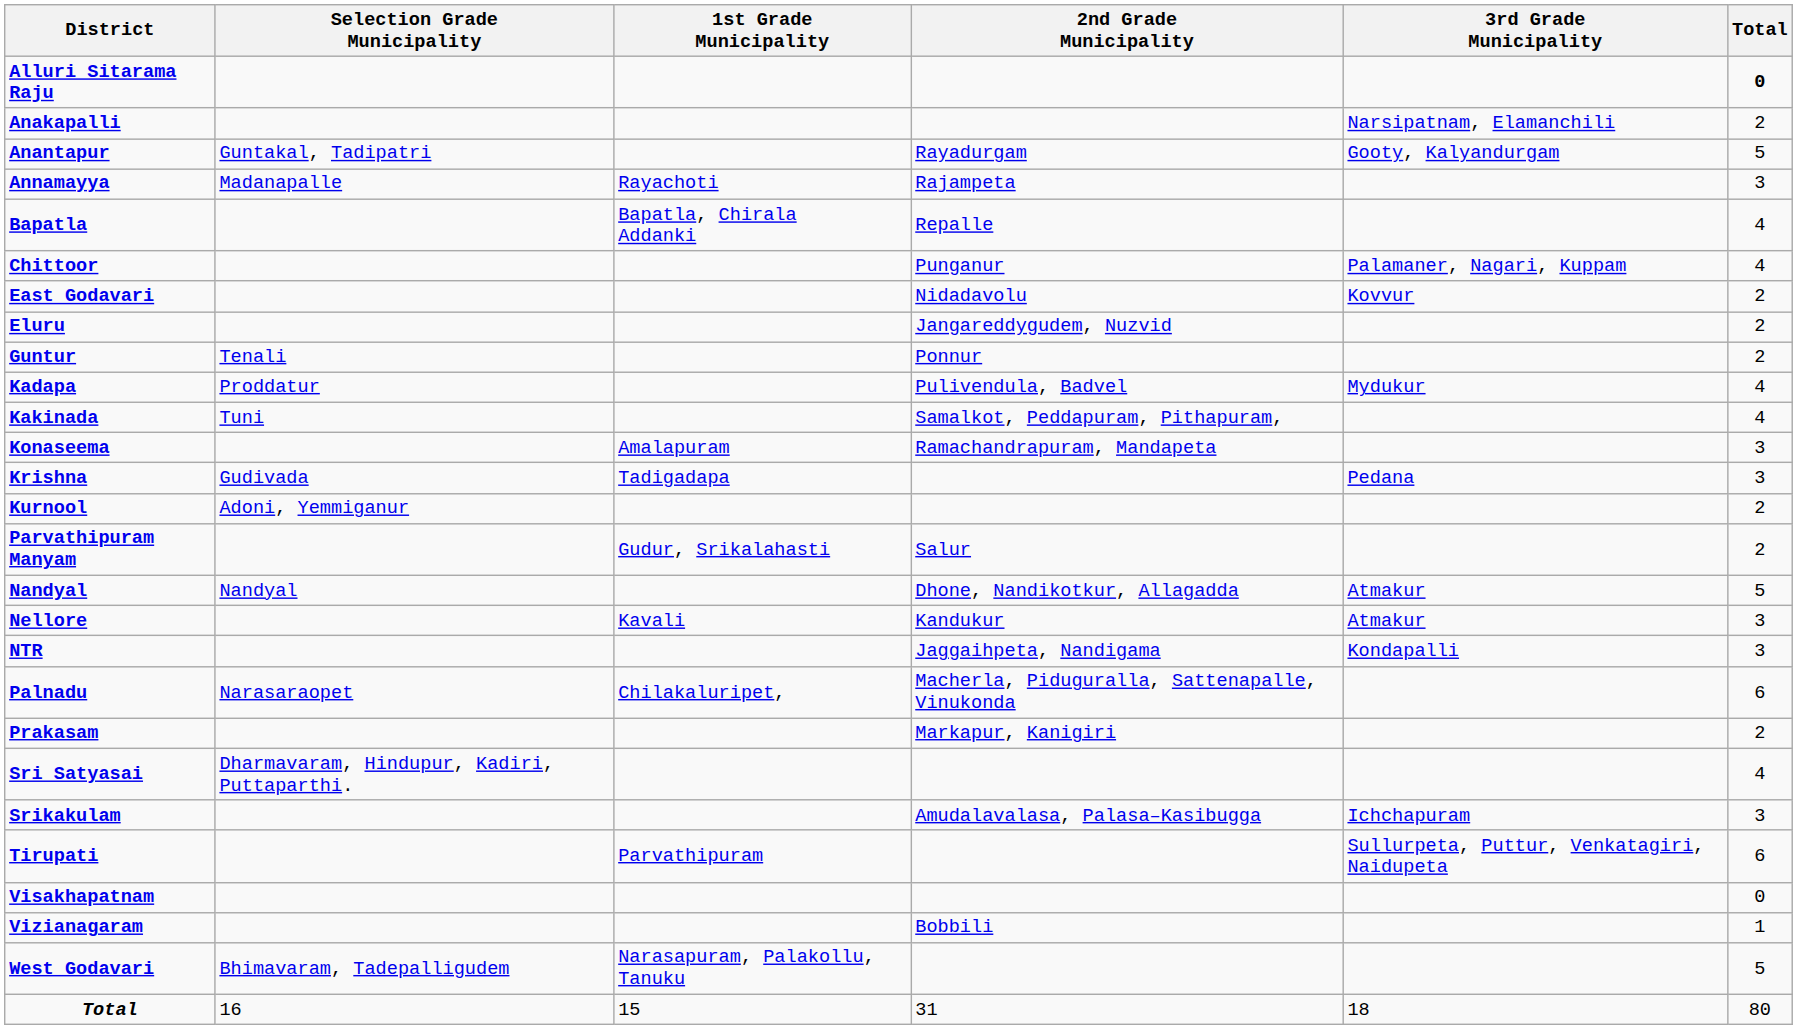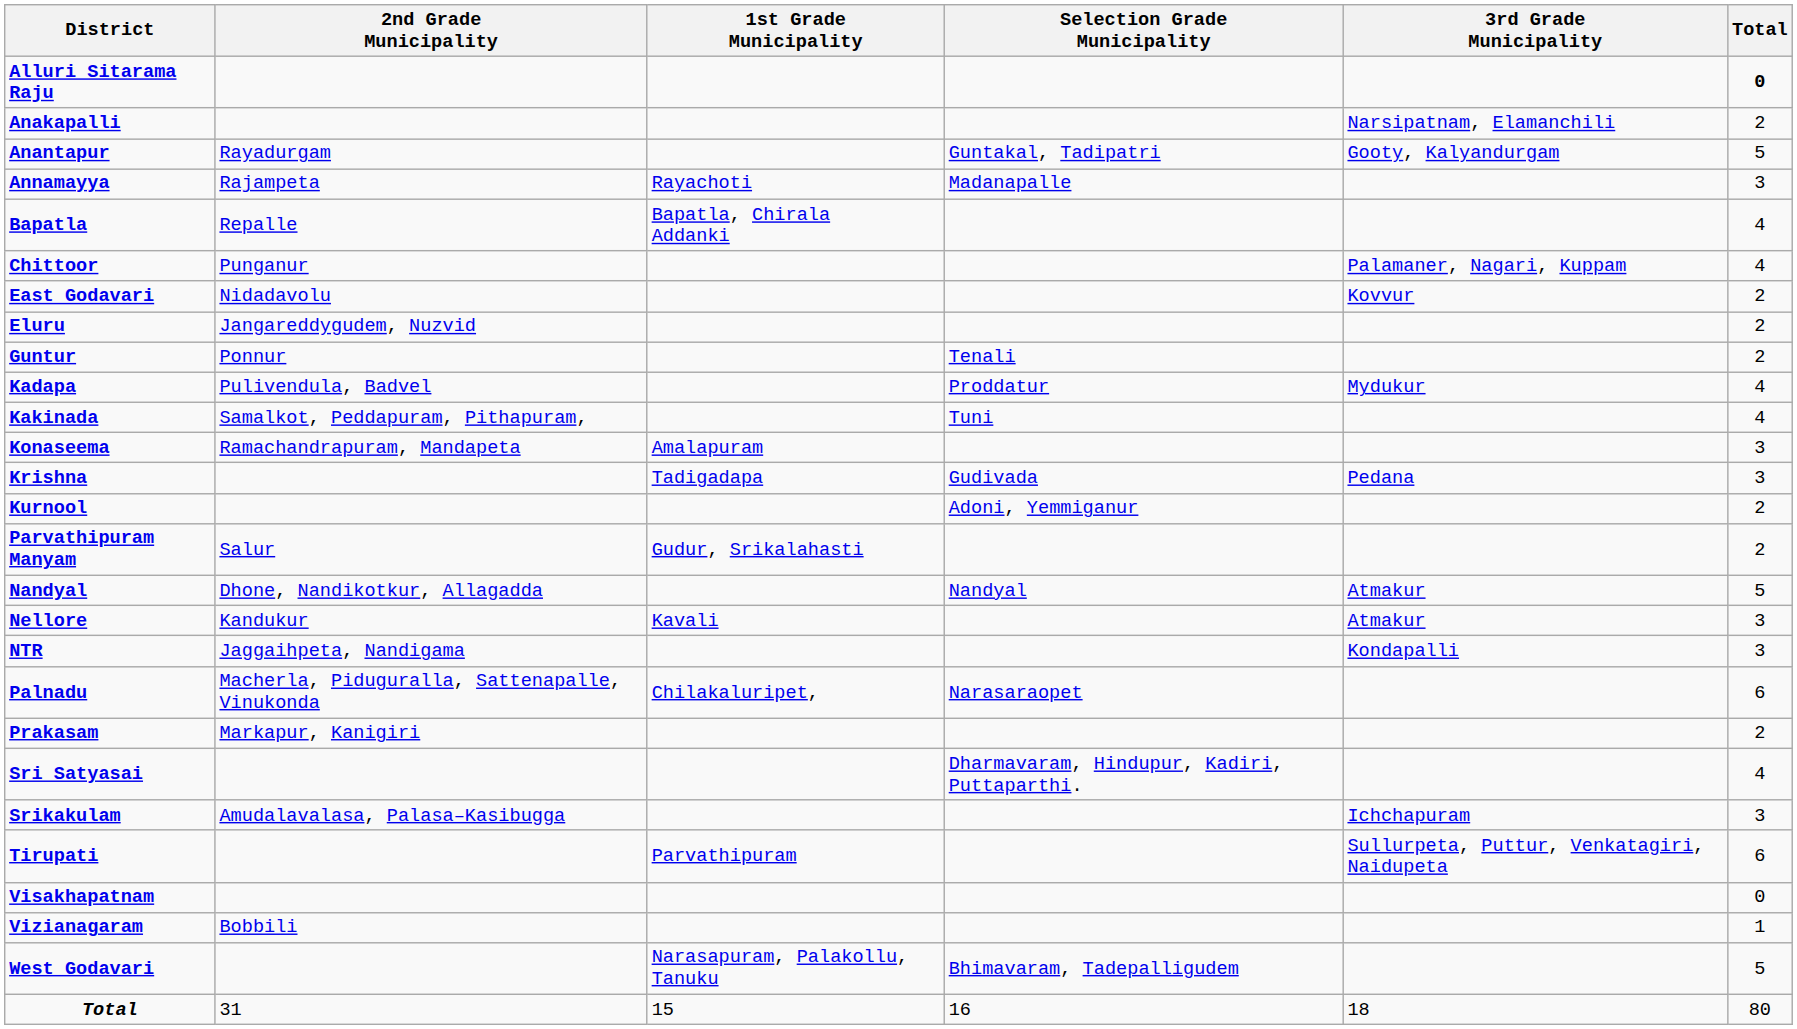columns swapped: (414, 31) <-> (1127, 31)
